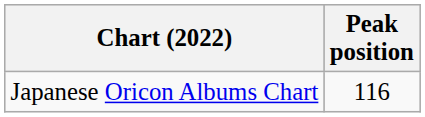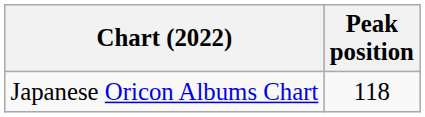(372, 91) 116 -> (372, 91) 118
